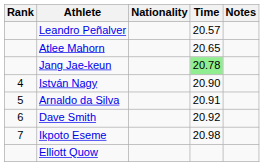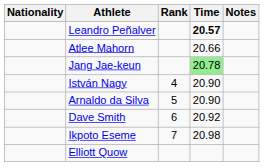columns swapped: (20, 13) <-> (159, 13)
(207, 30) normal -> (207, 30) bold
(207, 48) 20.65 -> (207, 48) 20.66
(207, 100) 20.91 -> (207, 100) 20.90
